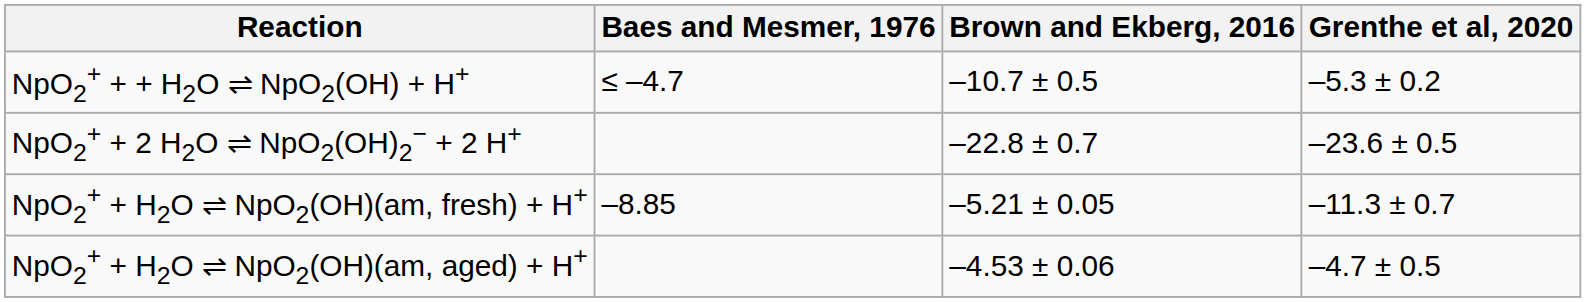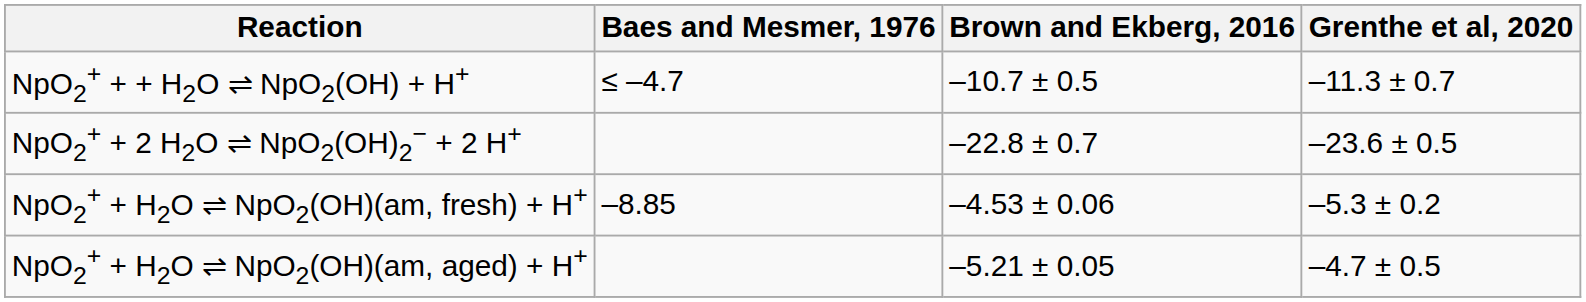(1375, 82) –5.3 ± 0.2 -> (1382, 82) –11.3 ± 0.7
(1032, 204) –5.21 ± 0.05 -> (1032, 204) –4.53 ± 0.06
(1382, 204) –11.3 ± 0.7 -> (1375, 204) –5.3 ± 0.2
(1032, 265) –4.53 ± 0.06 -> (1032, 265) –5.21 ± 0.05
